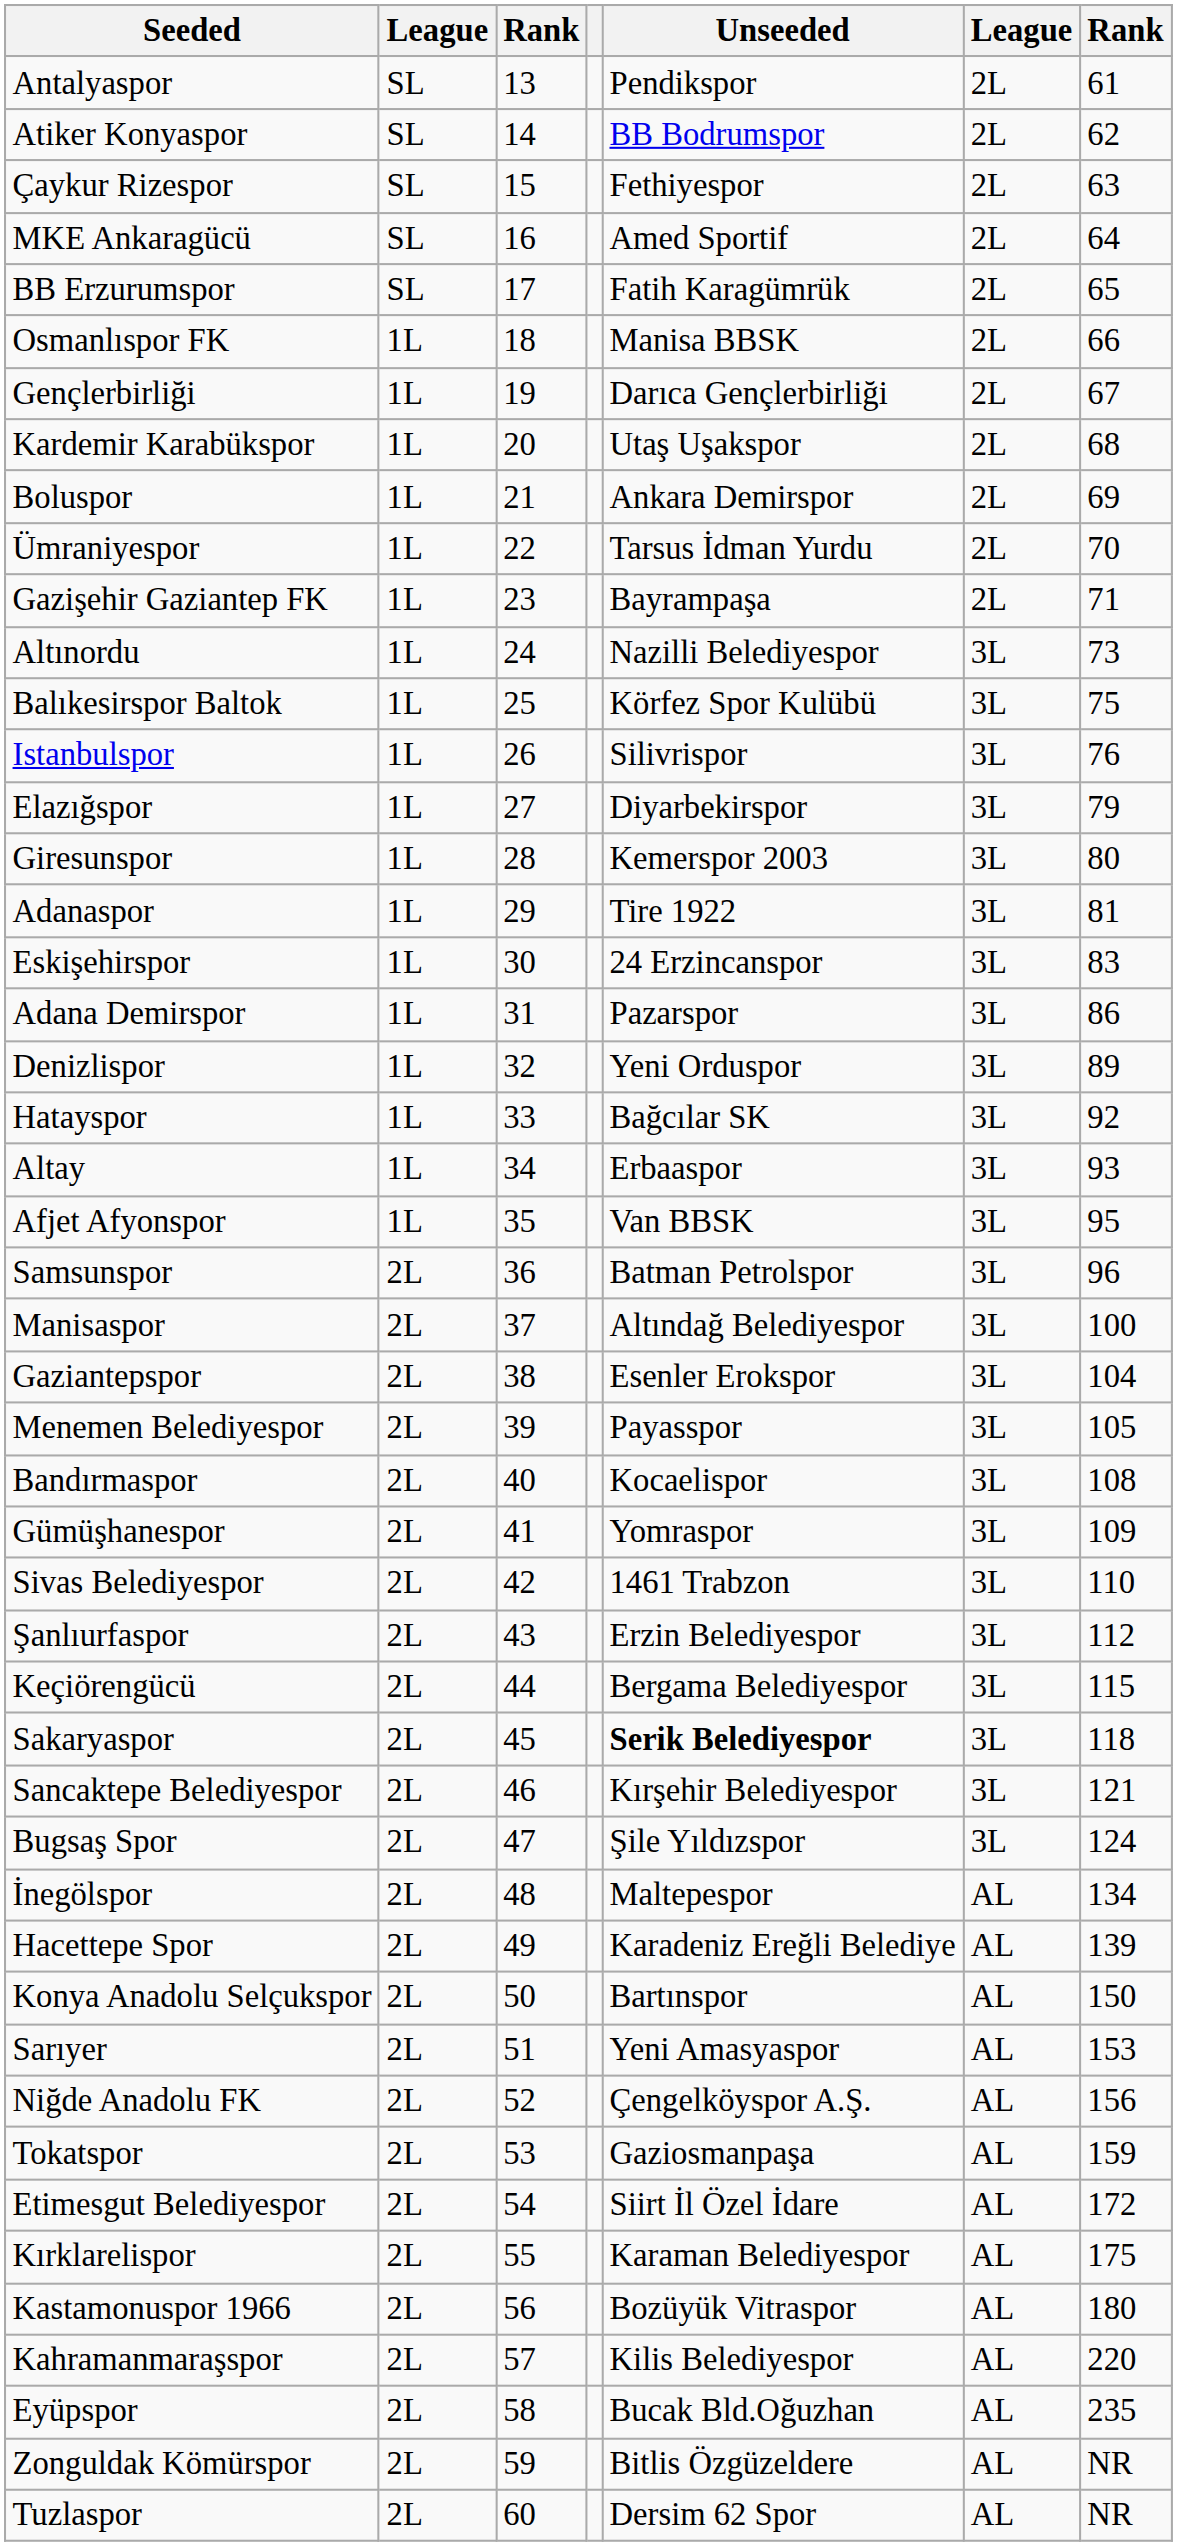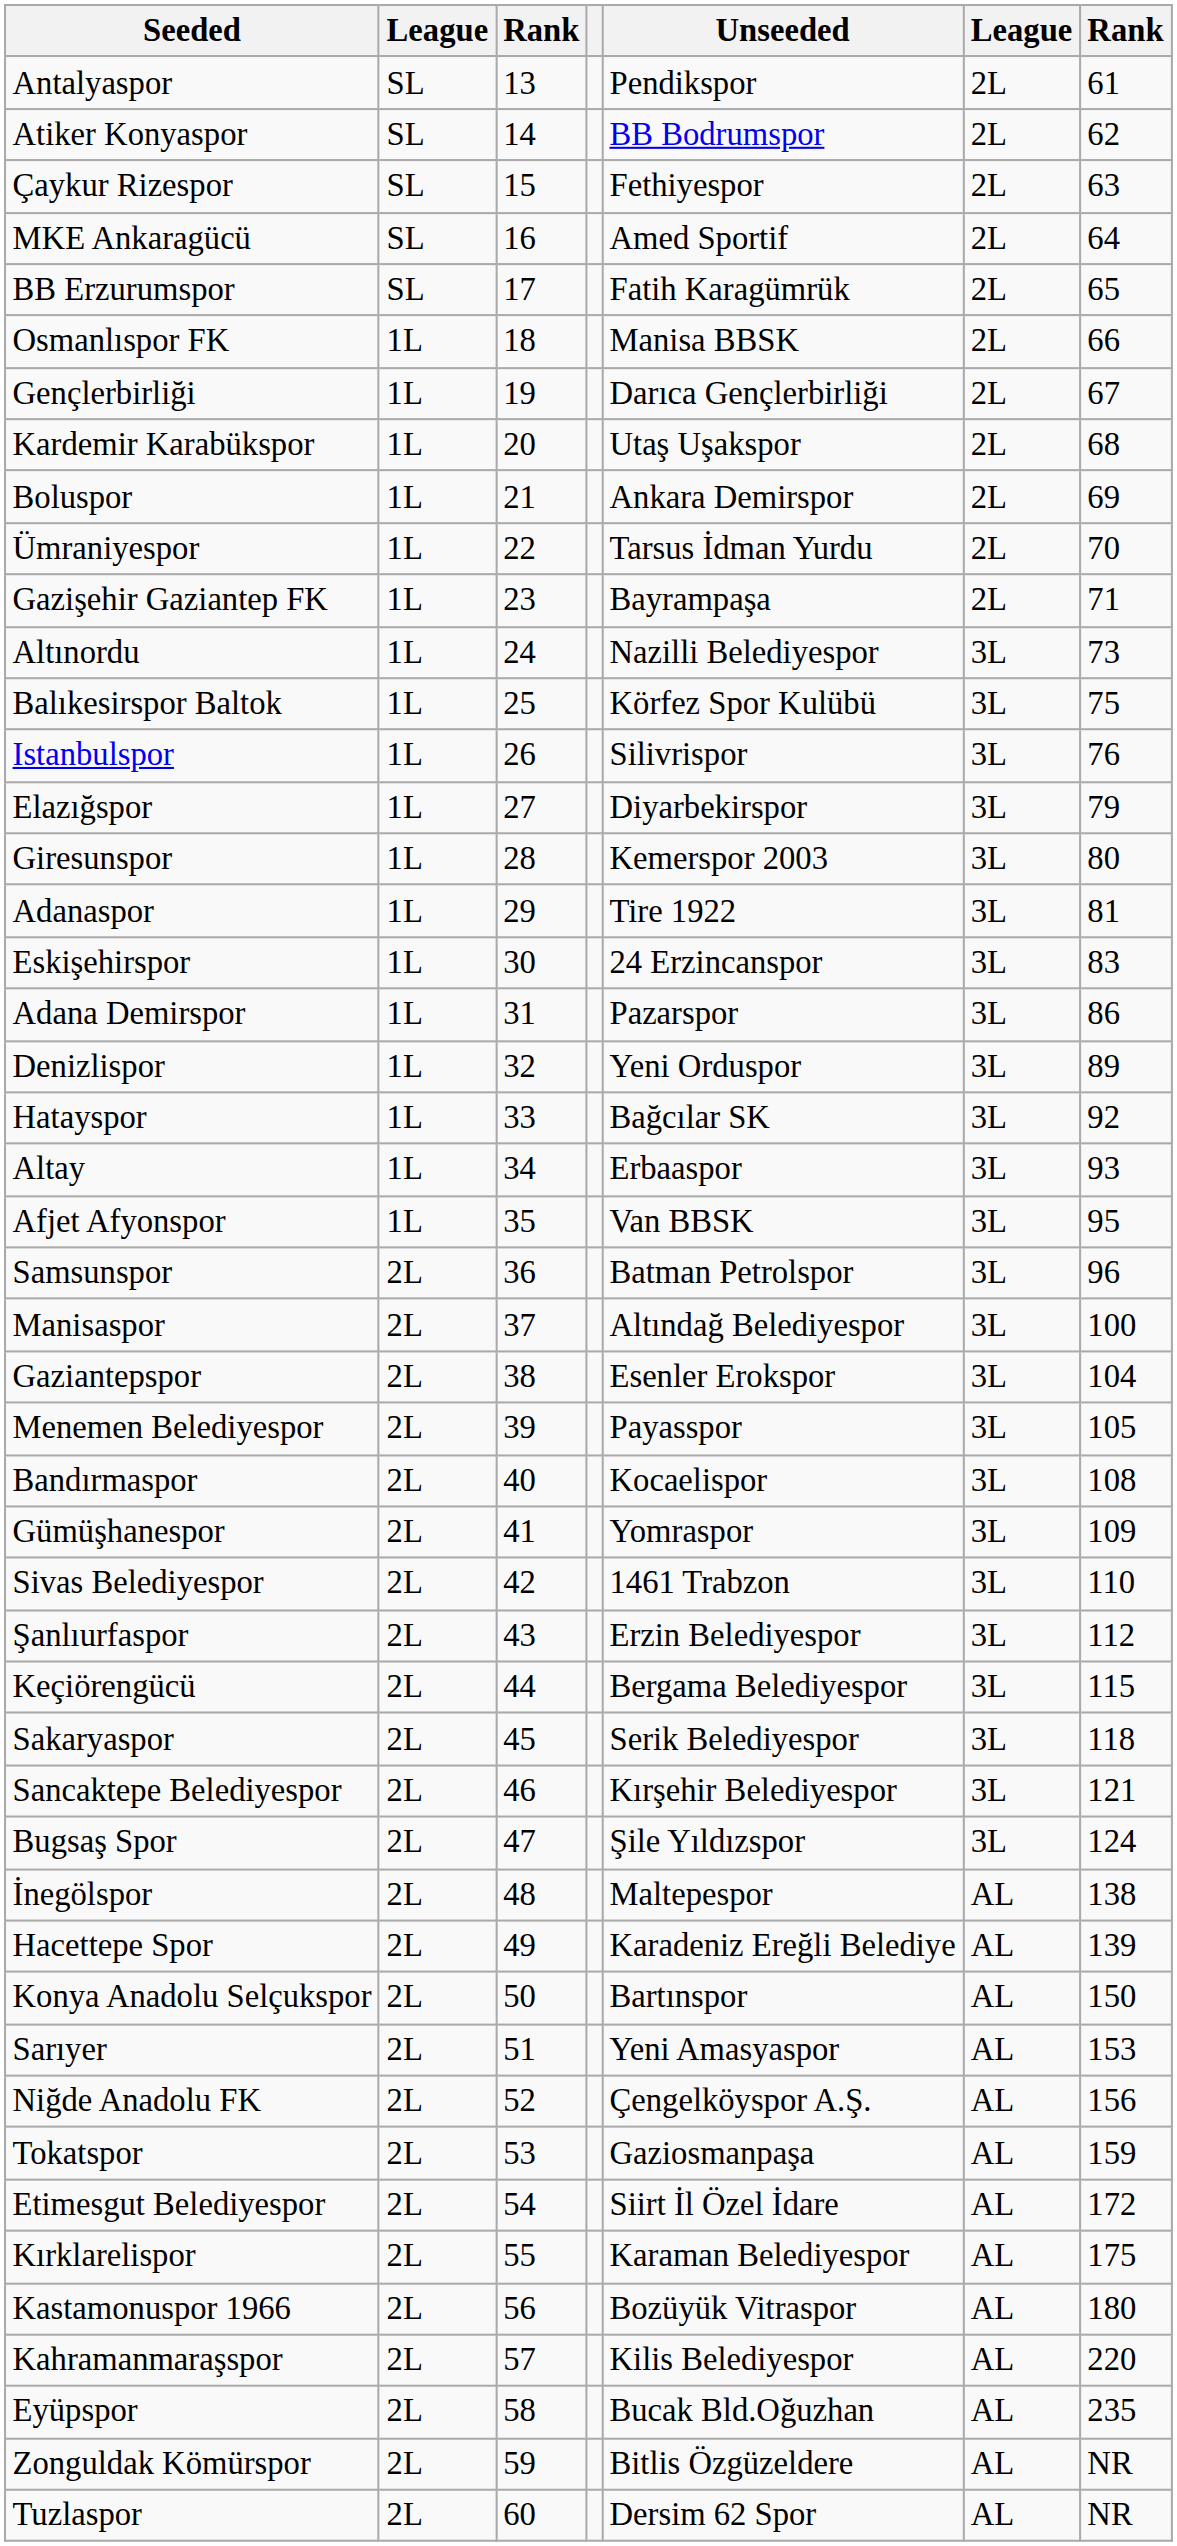(741, 1738) bold -> (734, 1738) normal
(1112, 1893) 134 -> (1112, 1893) 138
